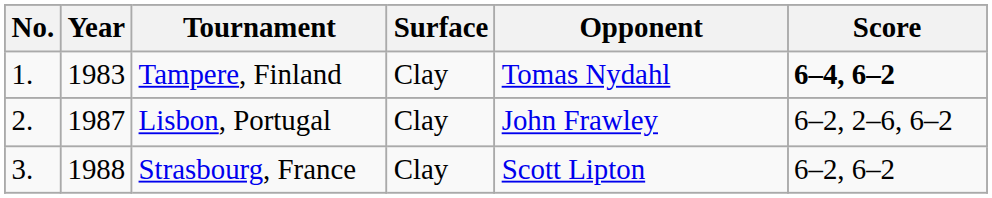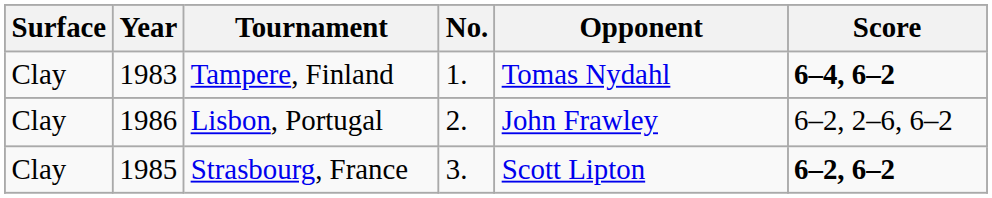columns swapped: (33, 27) <-> (441, 27)
(96, 121) 1987 -> (148, 121) 1986
(96, 167) 1988 -> (148, 167) 1985
(845, 167) normal -> (845, 167) bold
